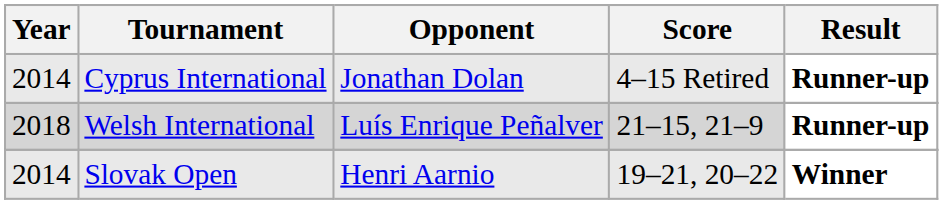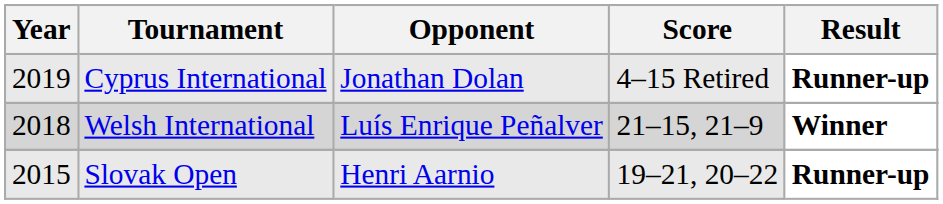(41, 77) 2014 -> (41, 77) 2019
(861, 126) Runner-up -> (840, 126) Winner
(41, 174) 2014 -> (41, 174) 2015
(840, 174) Winner -> (861, 174) Runner-up
